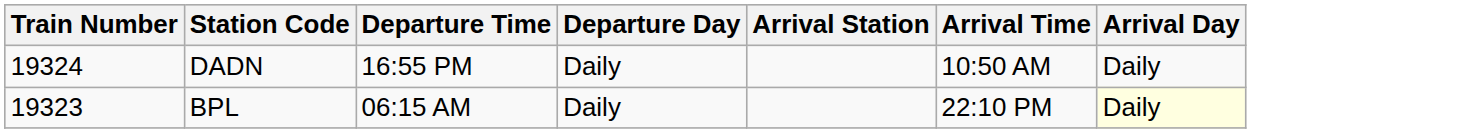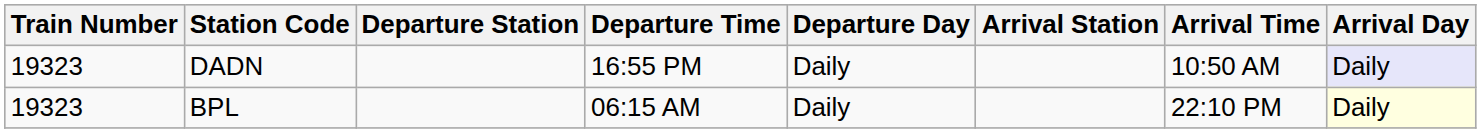+ column: (470, 25)
(47, 66) 19324 -> (47, 66) 19323
(1132, 66) no background -> (1361, 66) lavender background
